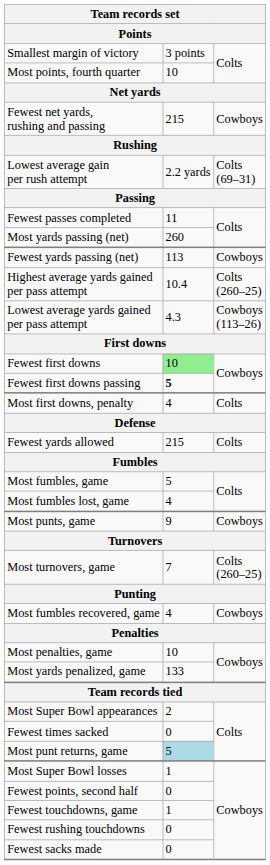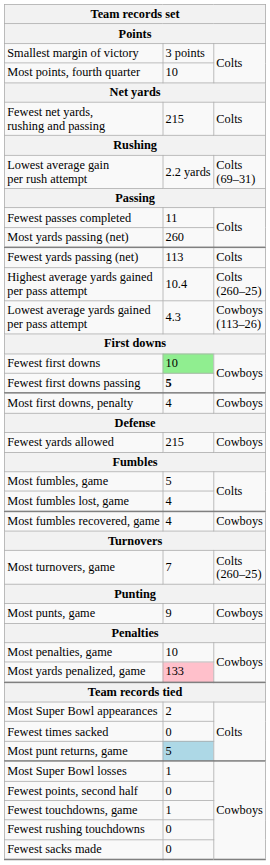(240, 118) Cowboys -> (229, 118) Colts
(240, 257) Cowboys -> (229, 257) Colts
(229, 403) Colts -> (240, 403) Cowboys
(229, 442) Colts -> (240, 442) Cowboys
rows swapped: (84, 613) <-> (51, 521)
(175, 672) no background -> (175, 672) pink background
